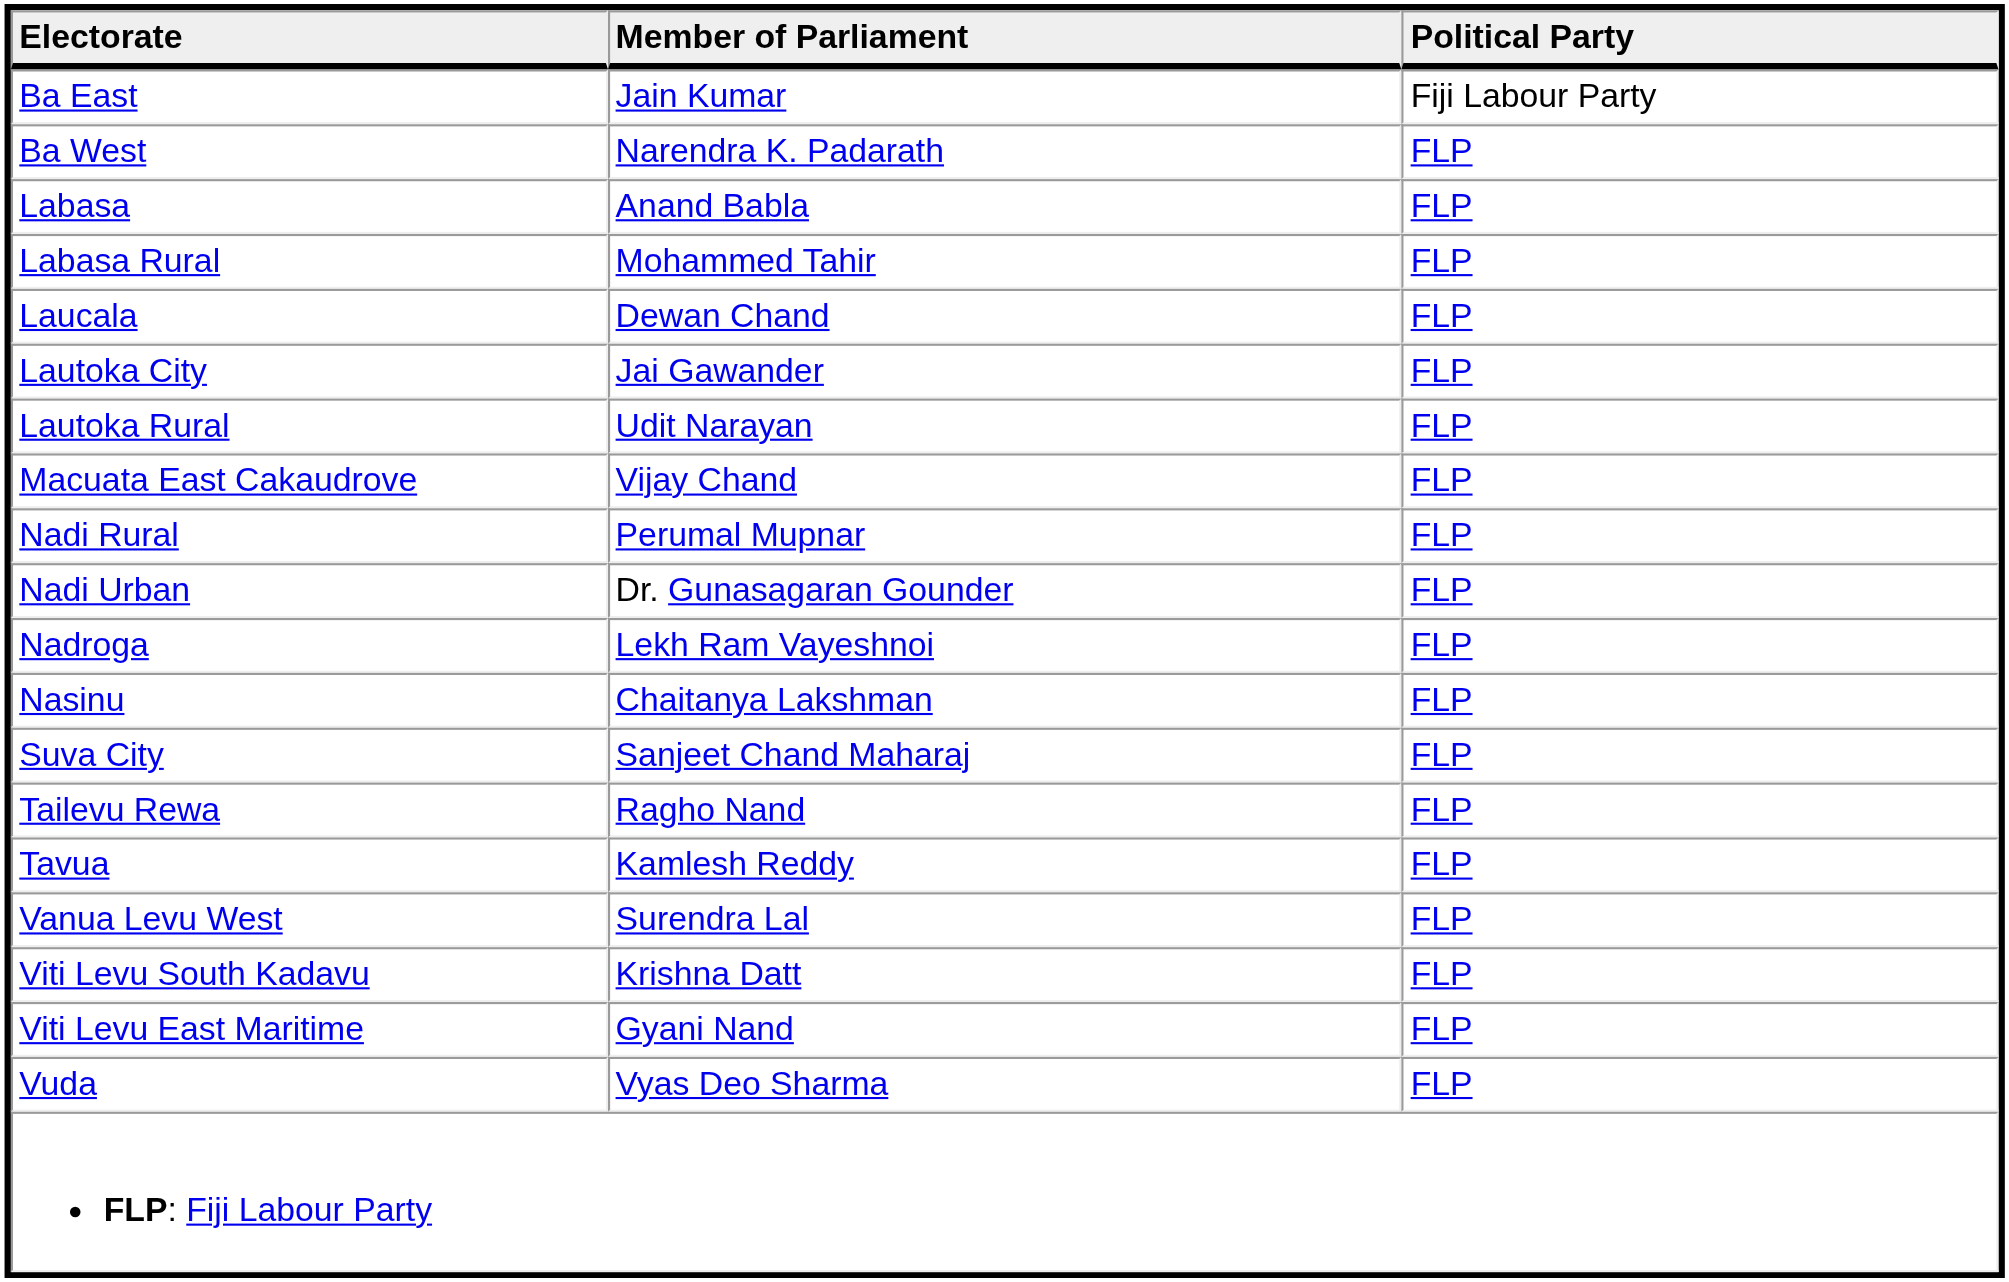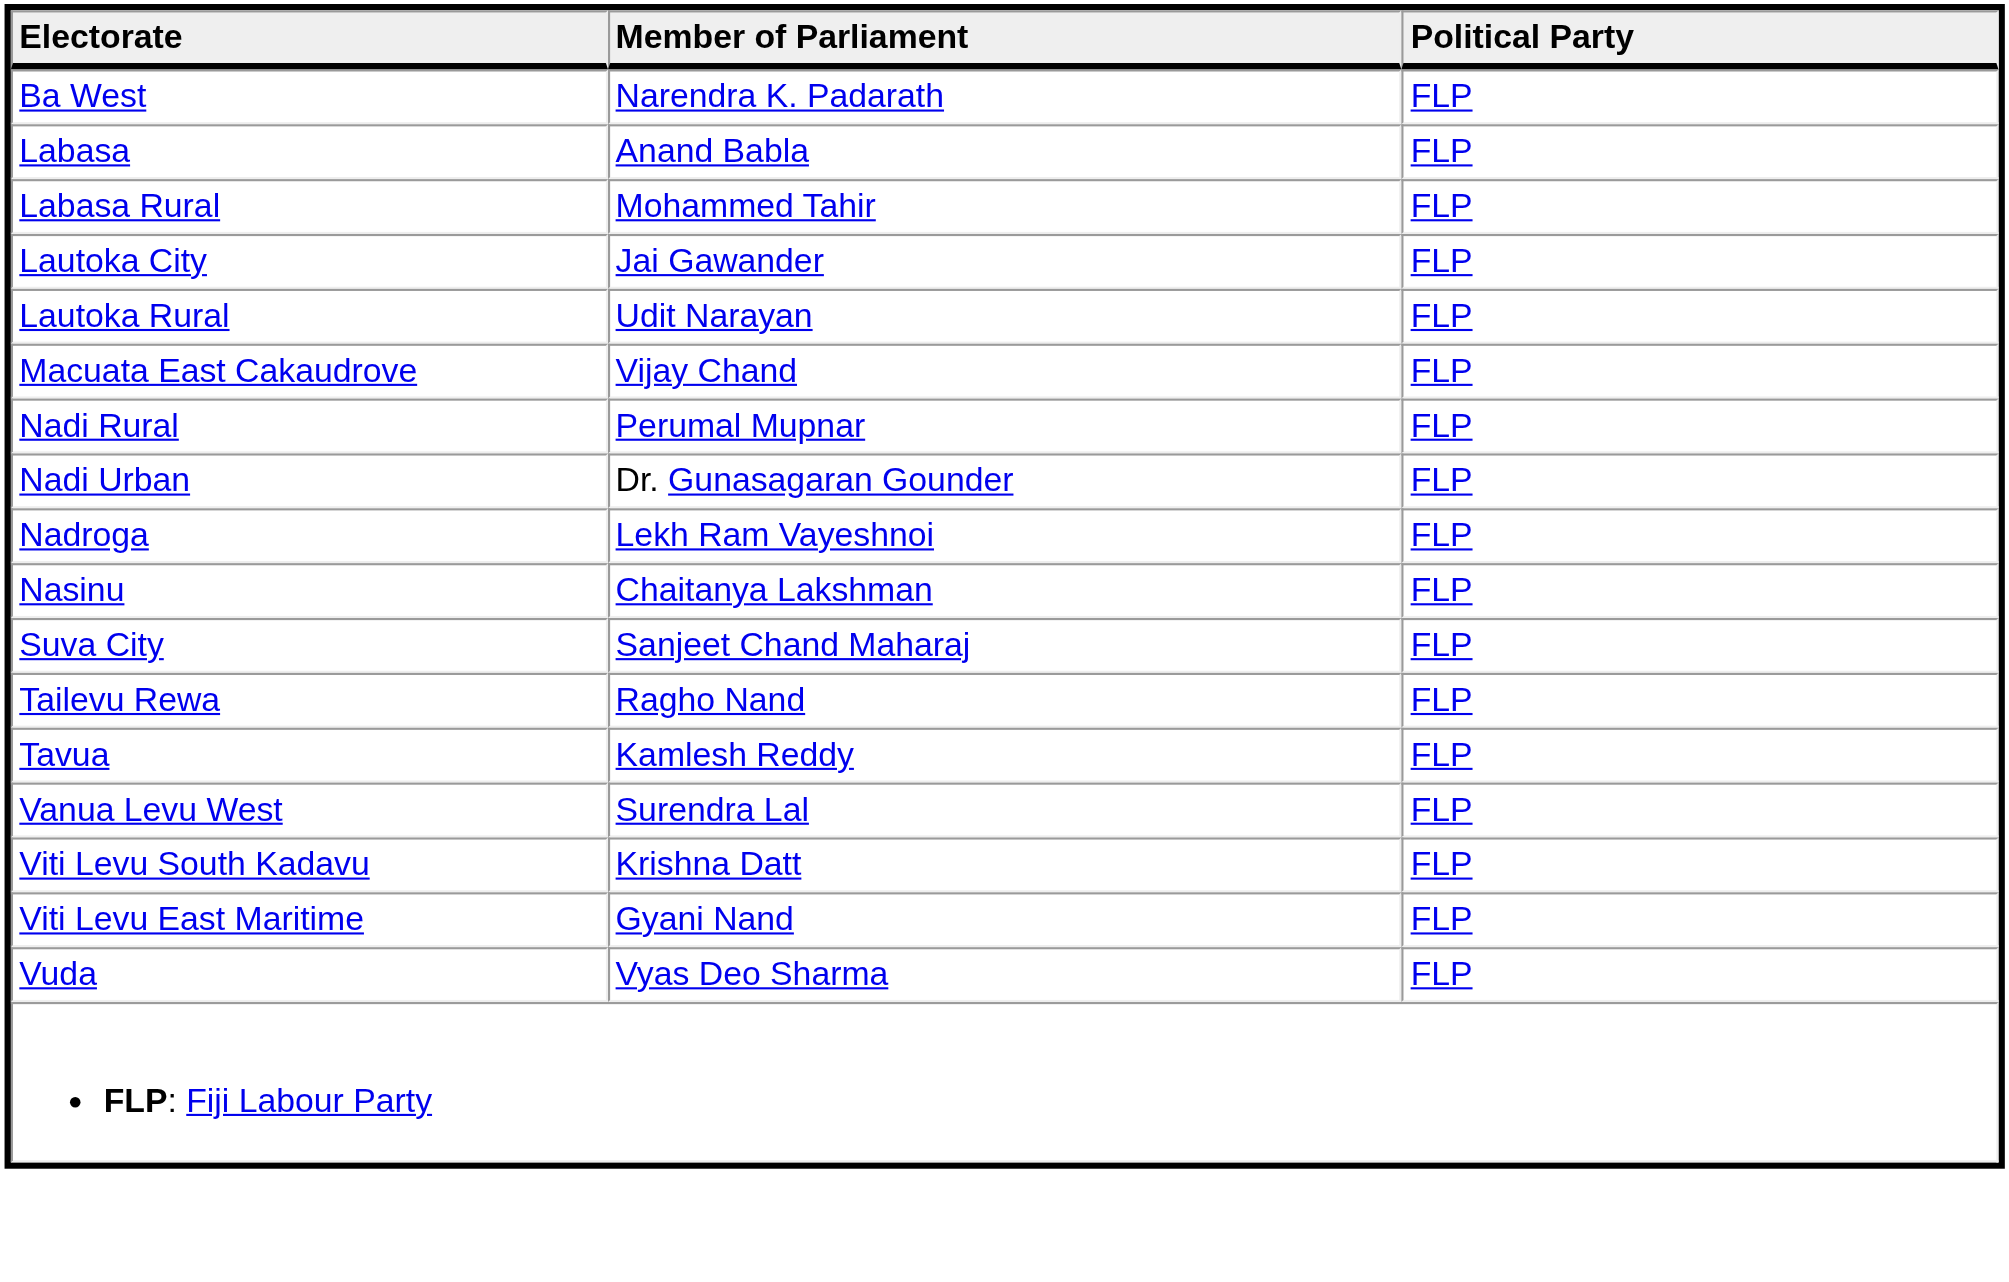- row: (78, 96)
- row: (78, 315)
